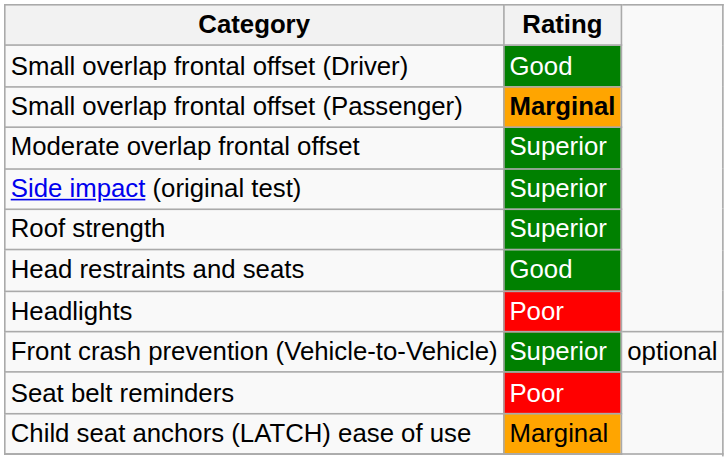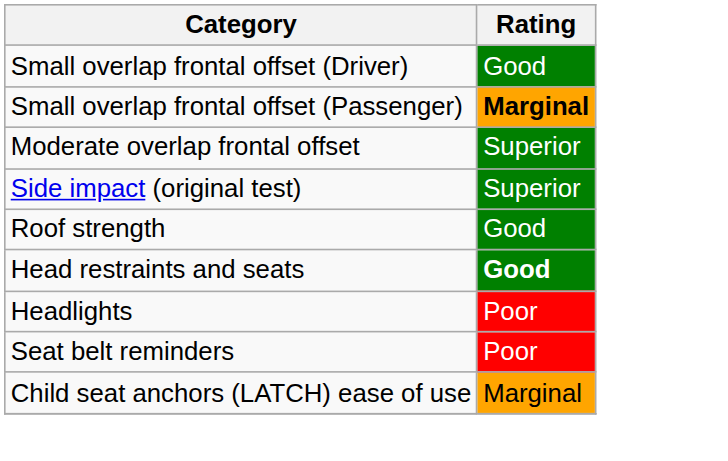(558, 229) Superior -> (515, 229) Good
(541, 270) normal -> (517, 270) bold
- row: (254, 351)
